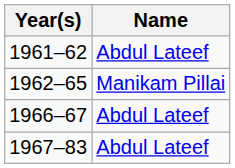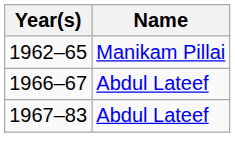- row: (48, 52)
